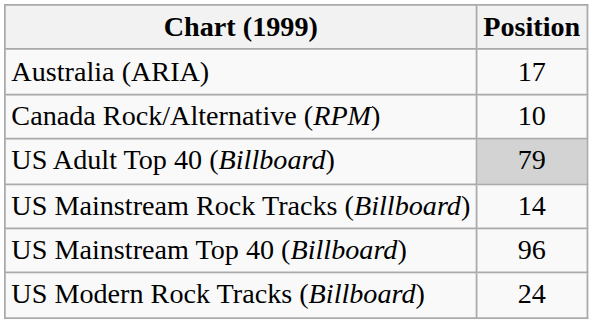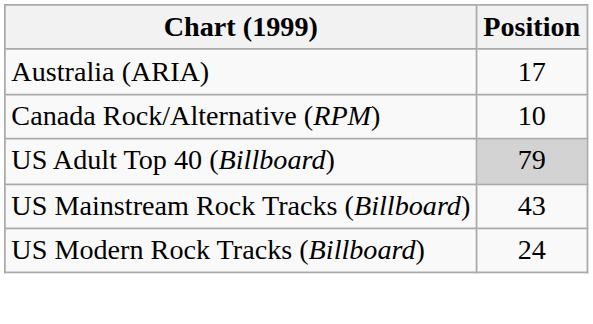(532, 205) 14 -> (532, 205) 43
- row: (209, 250)
